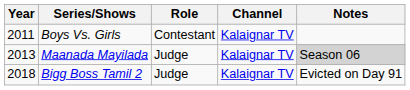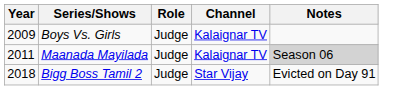(21, 34) 2011 -> (21, 34) 2009
(184, 34) Contestant -> (171, 34) Judge
(21, 54) 2013 -> (21, 54) 2011
(257, 74) Kalaignar TV -> (221, 74) Star Vijay
